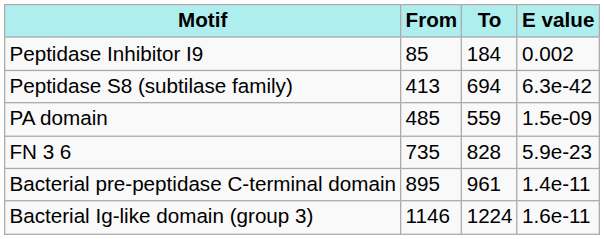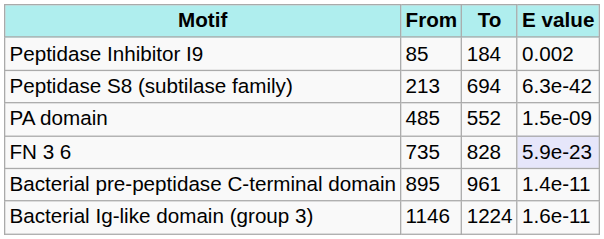(423, 86) 413 -> (423, 86) 213
(484, 119) 559 -> (484, 119) 552
(557, 151) no background -> (557, 151) lavender background
